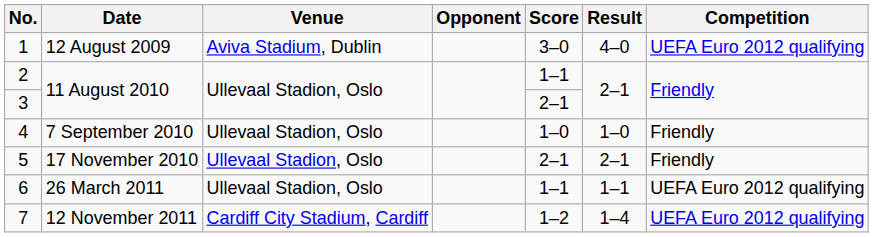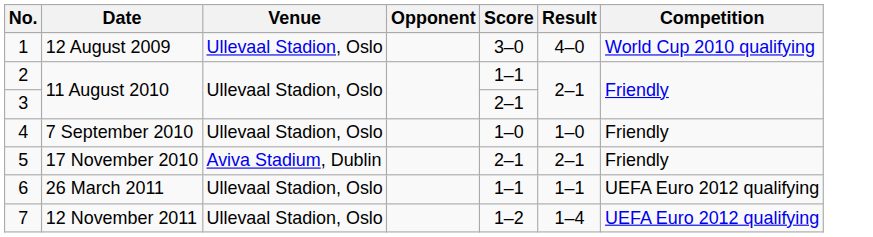(294, 47) Aviva Stadium, Dublin -> (295, 47) Ullevaal Stadion, Oslo
(757, 47) UEFA Euro 2012 qualifying -> (710, 47) World Cup 2010 qualifying
(295, 160) Ullevaal Stadion, Oslo -> (294, 160) Aviva Stadium, Dublin
(317, 217) Cardiff City Stadium, Cardiff -> (295, 217) Ullevaal Stadion, Oslo
